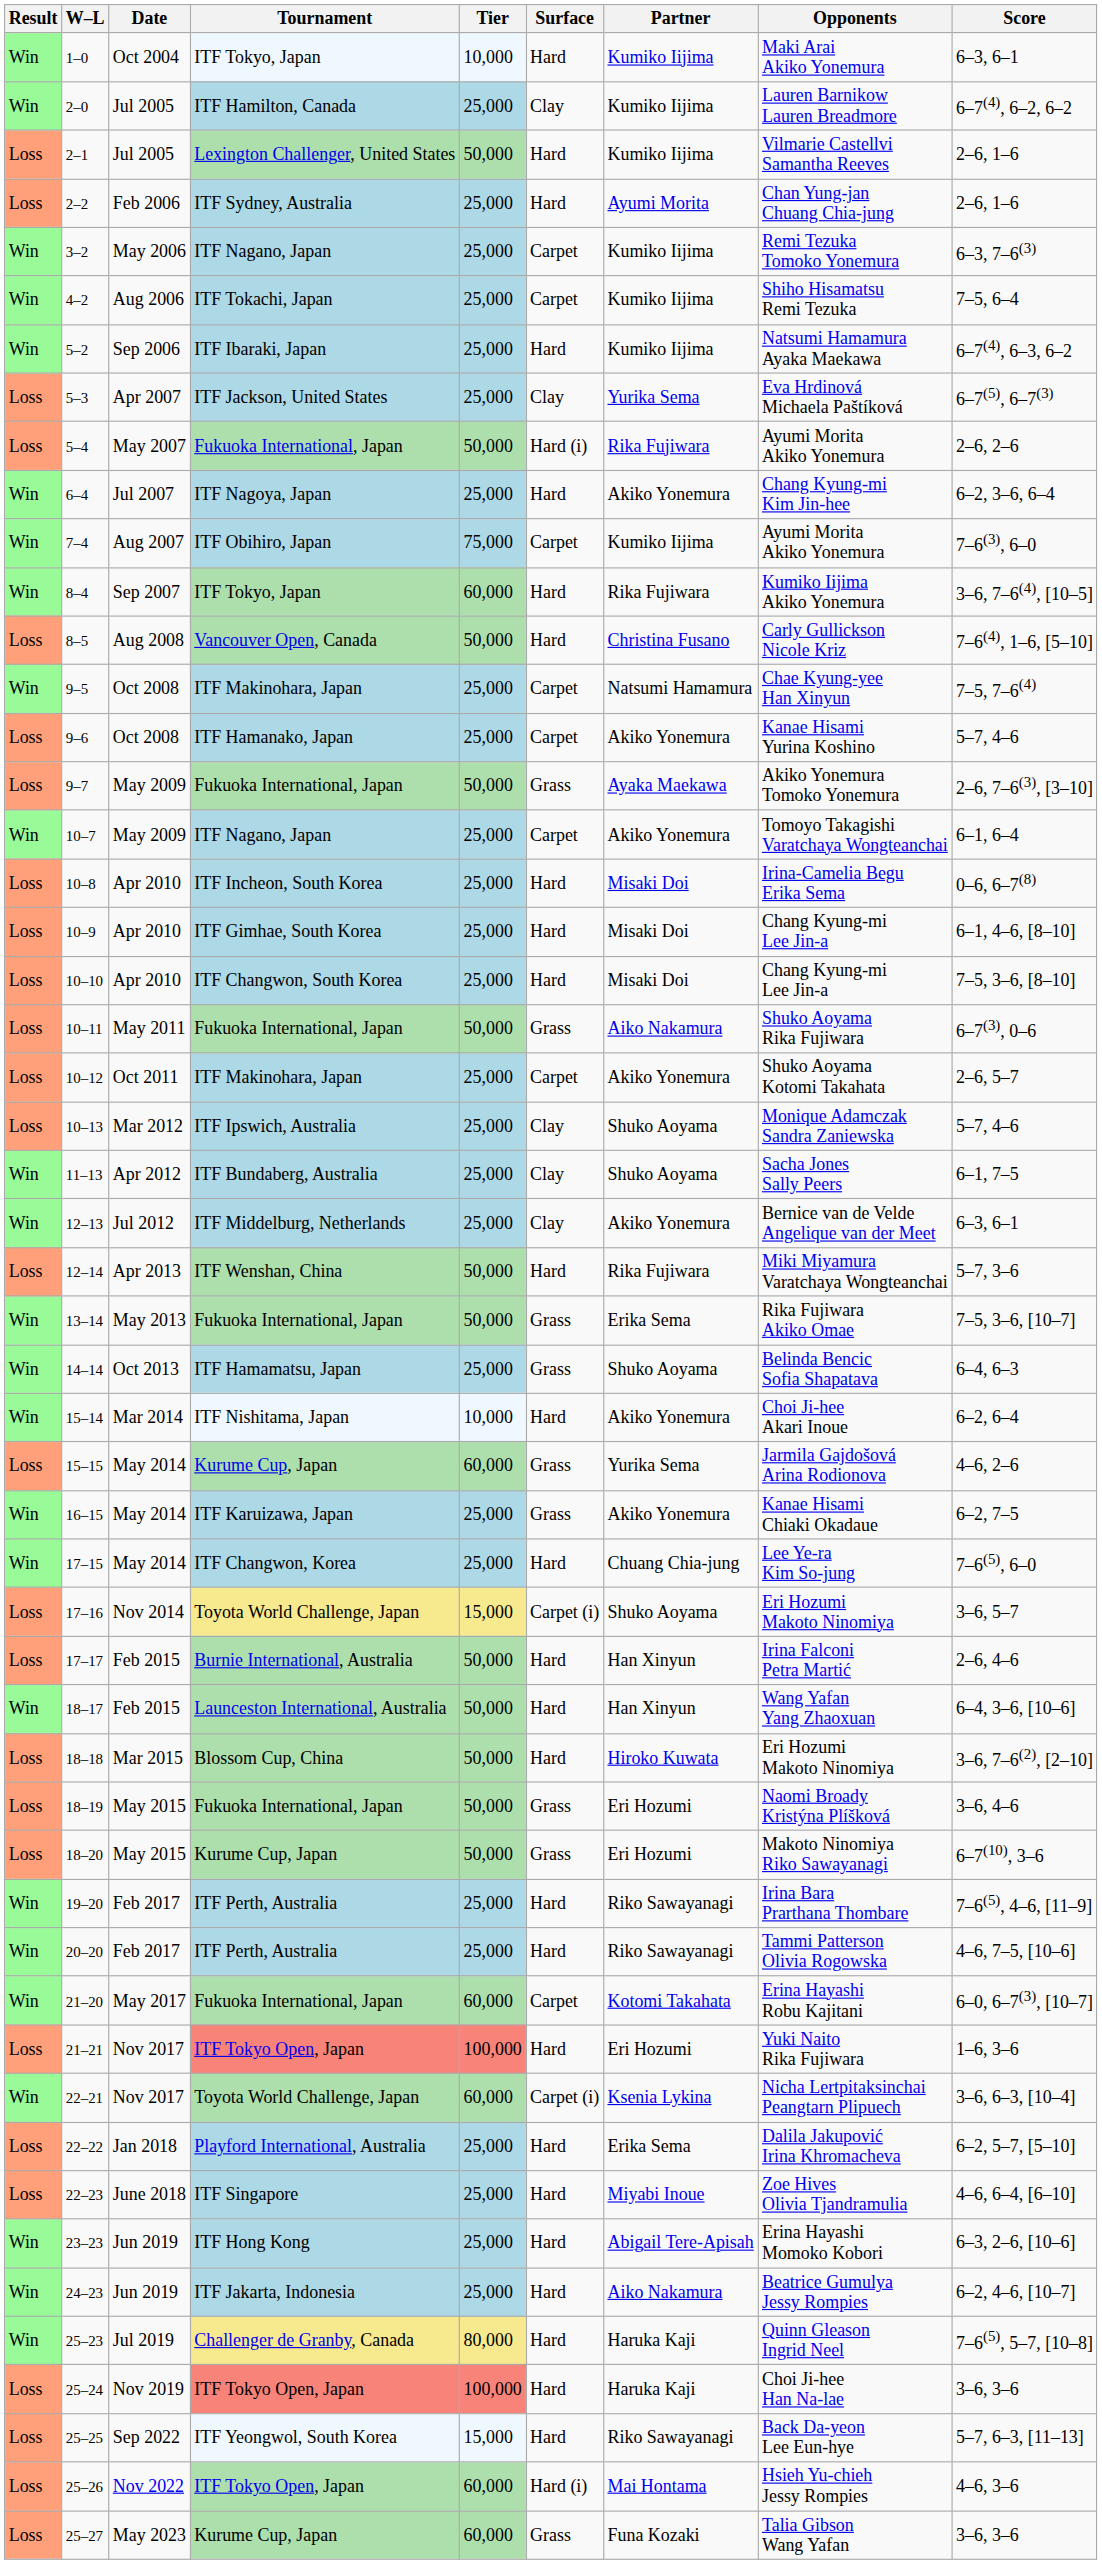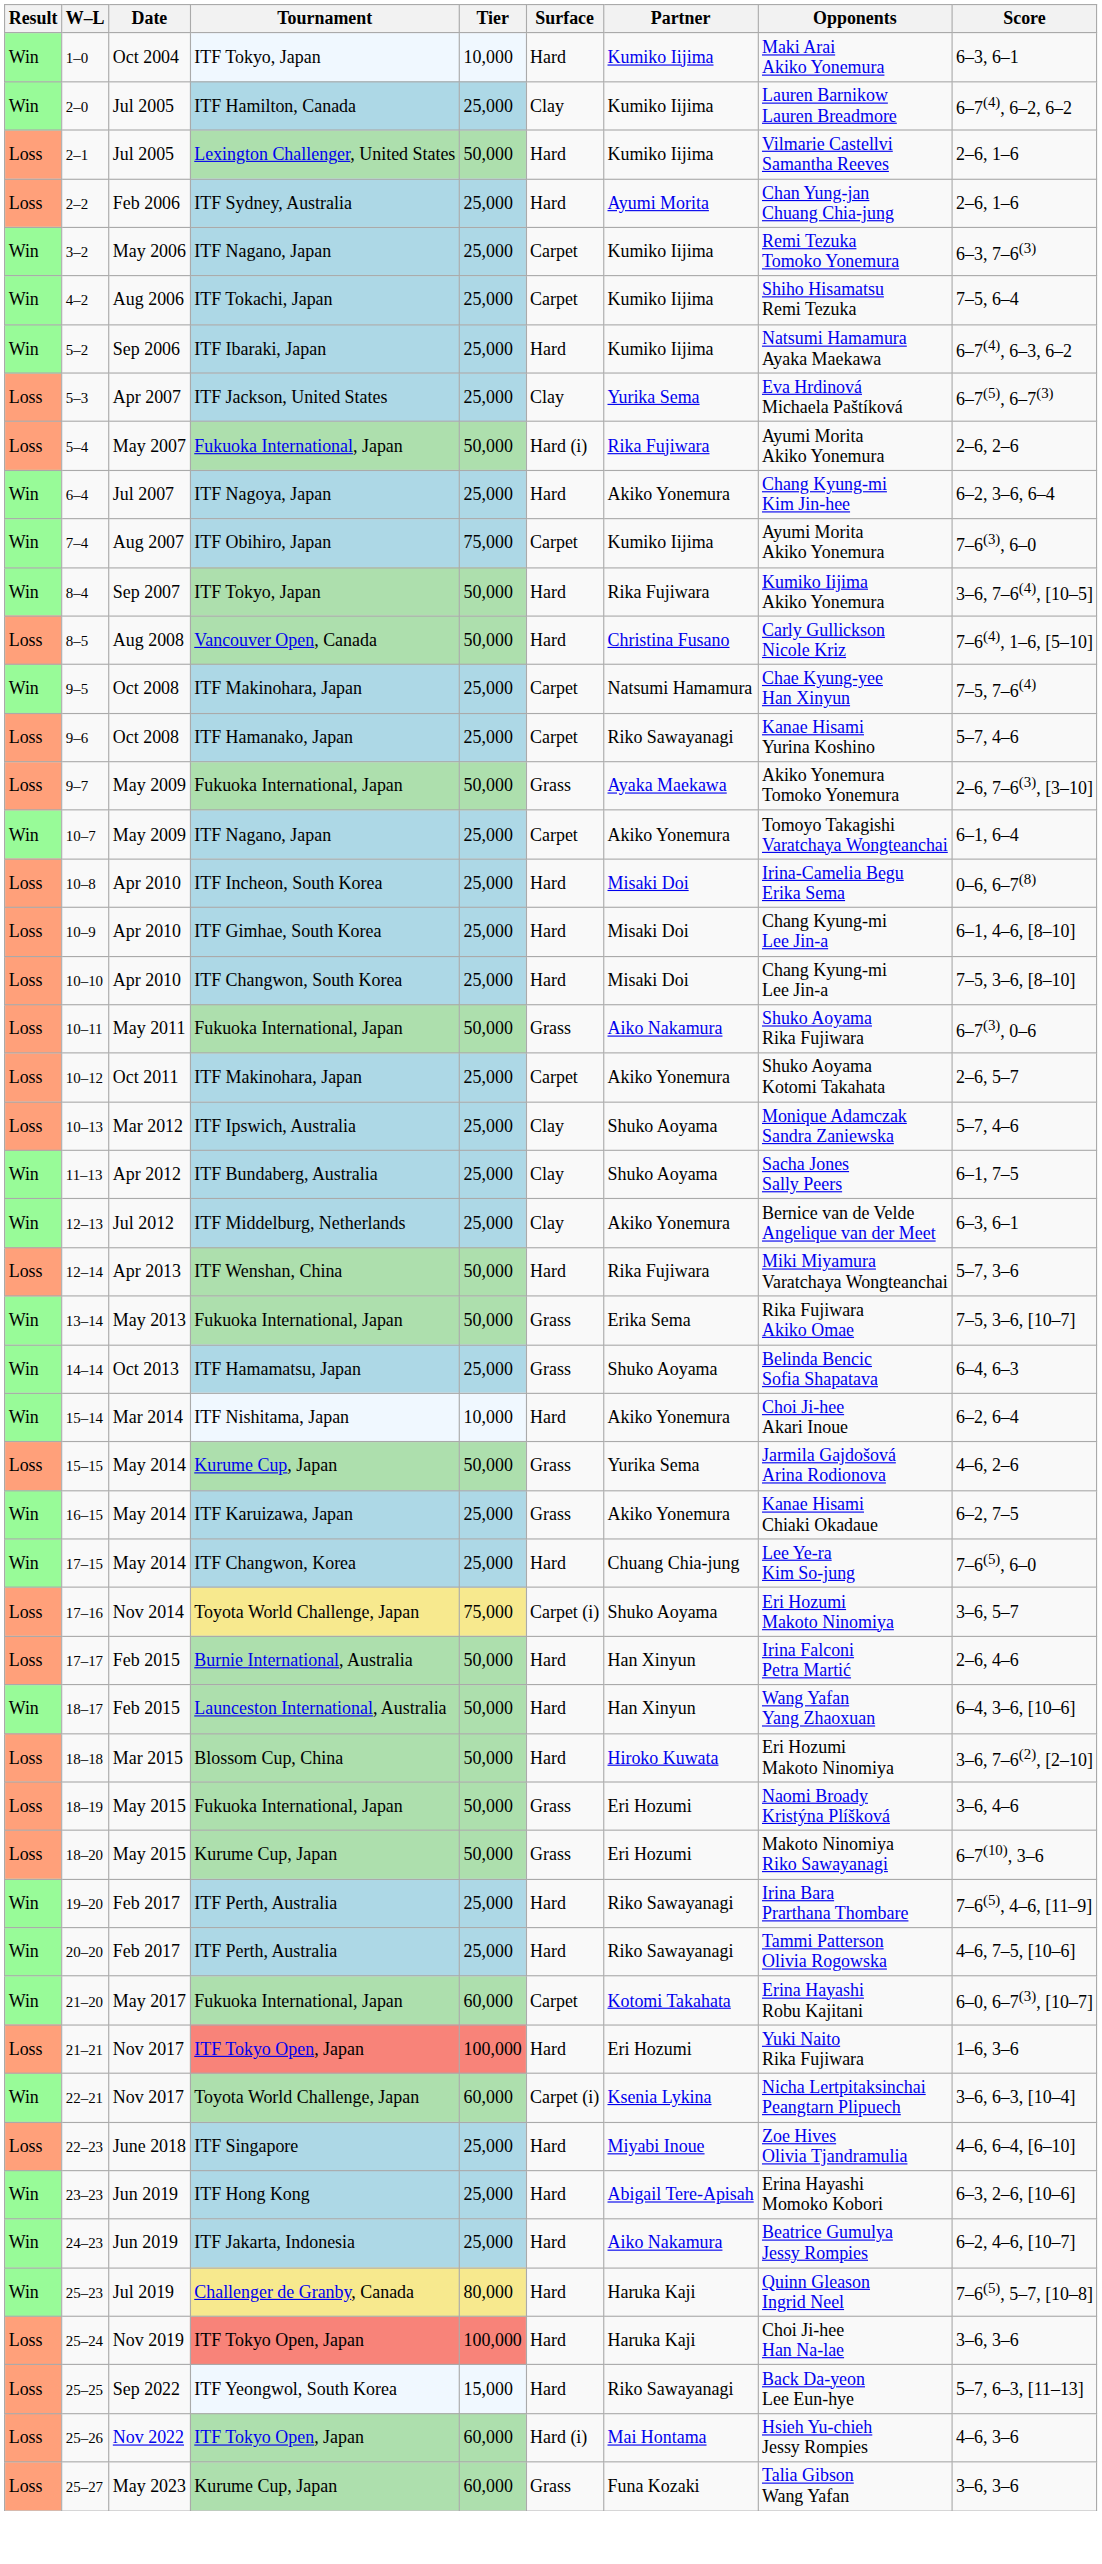(488, 591) 60,000 -> (488, 591) 50,000
(669, 737) Akiko Yonemura -> (670, 737) Riko Sawayanagi
(488, 1466) 60,000 -> (488, 1466) 50,000
(488, 1611) 15,000 -> (488, 1611) 75,000
- row: (84, 2147)
